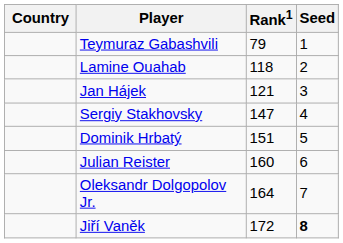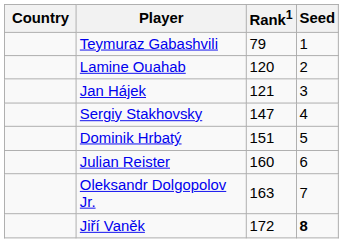(261, 67) 118 -> (262, 67) 120
(262, 193) 164 -> (262, 193) 163
